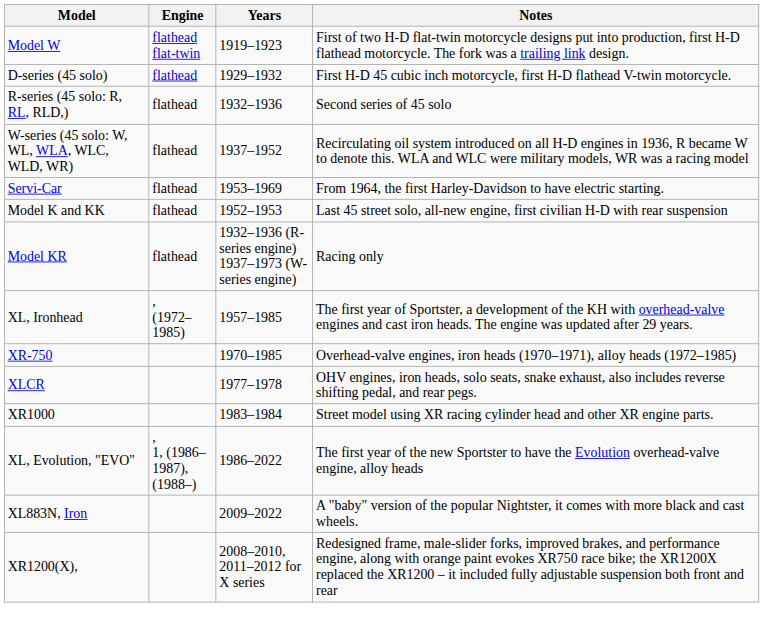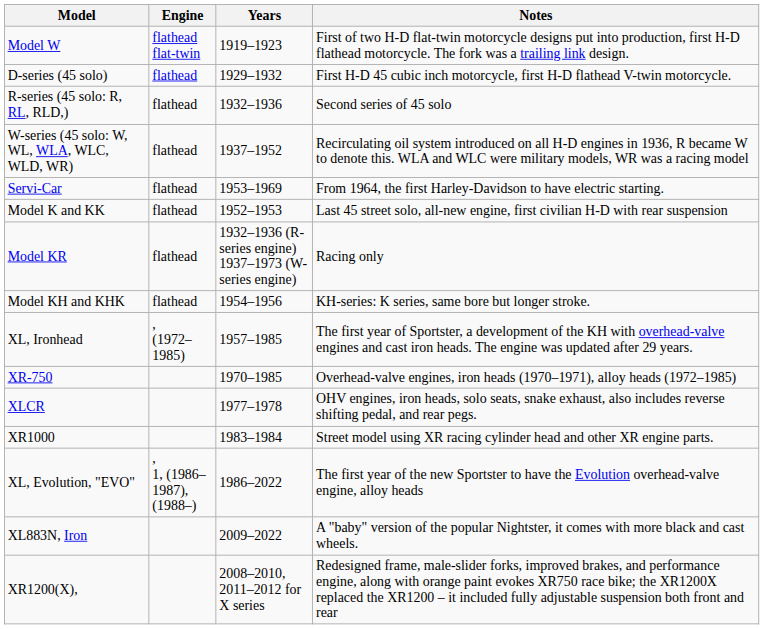+ row: (66, 301)
